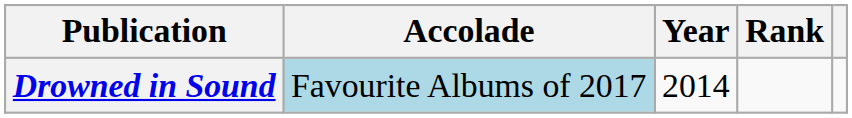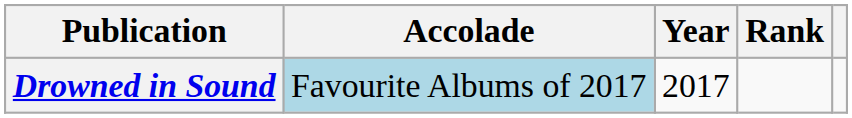(696, 84) 2014 -> (696, 84) 2017
